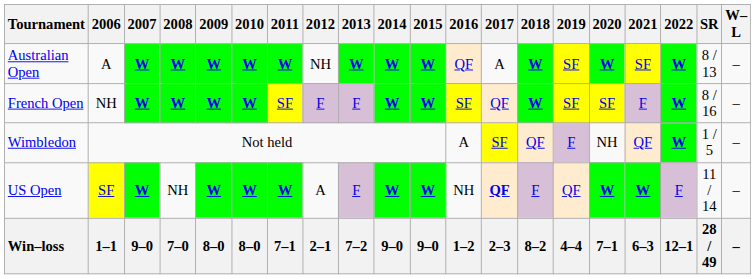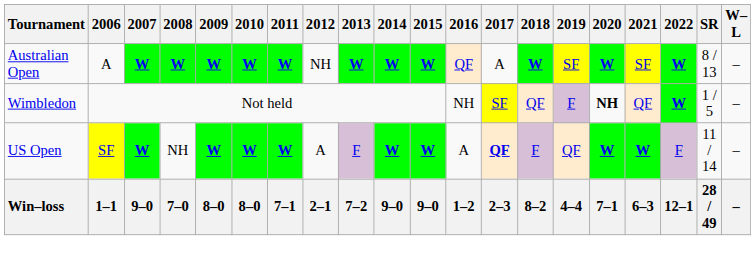- row: (46, 103)
(464, 142) A -> (464, 103) NH
(607, 142) normal -> (607, 103) bold
(464, 190) NH -> (464, 150) A
